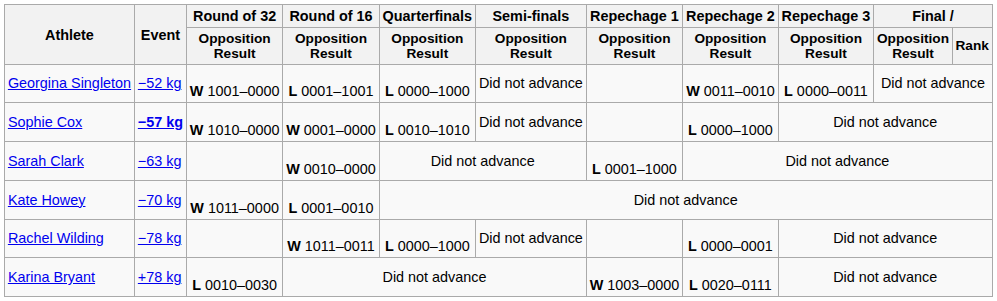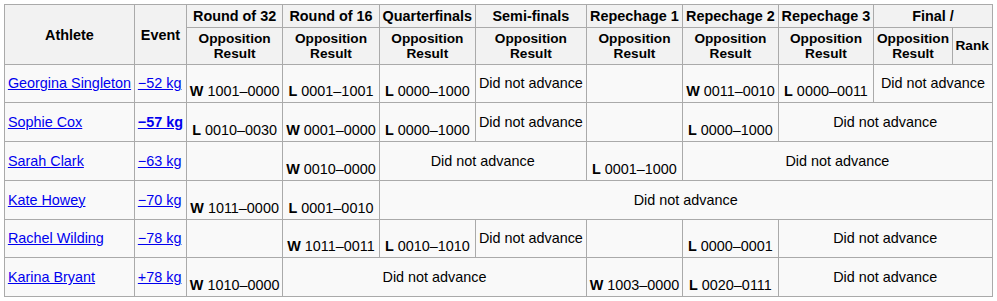(235, 130) W 1010–0000 -> (235, 130) L 0010–0030
(427, 130) L 0010–1010 -> (427, 130) L 0000–1000
(427, 246) L 0000–1000 -> (427, 246) L 0010–1010
(235, 285) L 0010–0030 -> (235, 285) W 1010–0000
